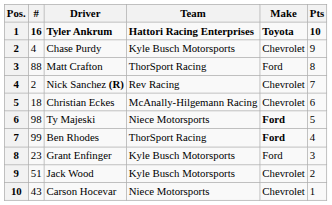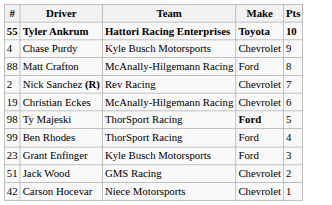- column: (16, 13)
(36, 31) 16 -> (12, 31) 55
(168, 66) ThorSport Racing -> (169, 66) McAnally-Hilgemann Racing
(36, 102) 18 -> (12, 102) 19
(169, 120) Niece Motorsports -> (144, 120) ThorSport Racing
(274, 138) bold -> (249, 138) normal
(182, 173) Kyle Busch Motorsports -> (133, 173) GMS Racing
(36, 191) 43 -> (12, 191) 42
